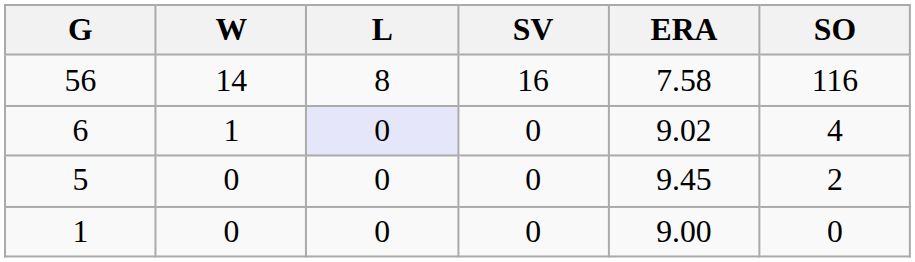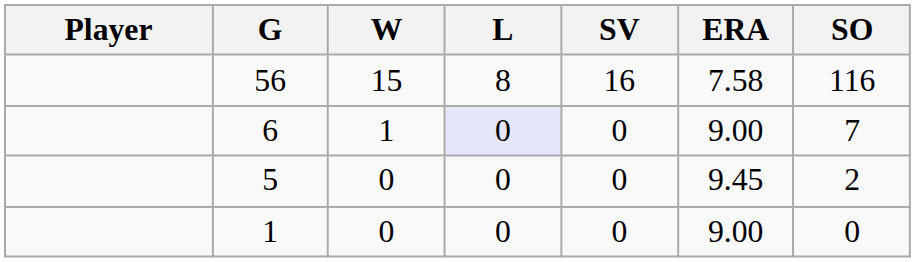+ column: (108, 29)
(231, 79) 14 -> (387, 79) 15
(684, 130) 9.02 -> (736, 130) 9.00
(835, 130) 4 -> (852, 130) 7
